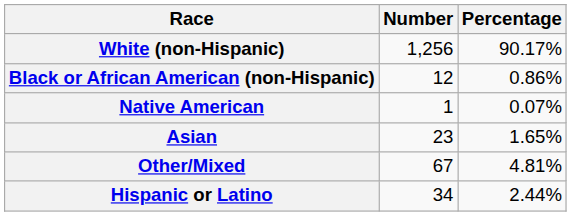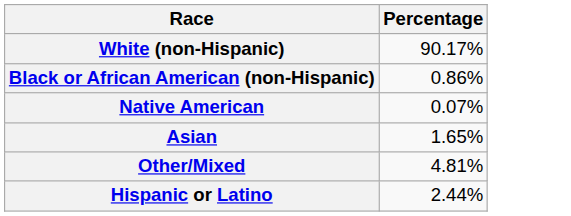- column: (418, 19)
